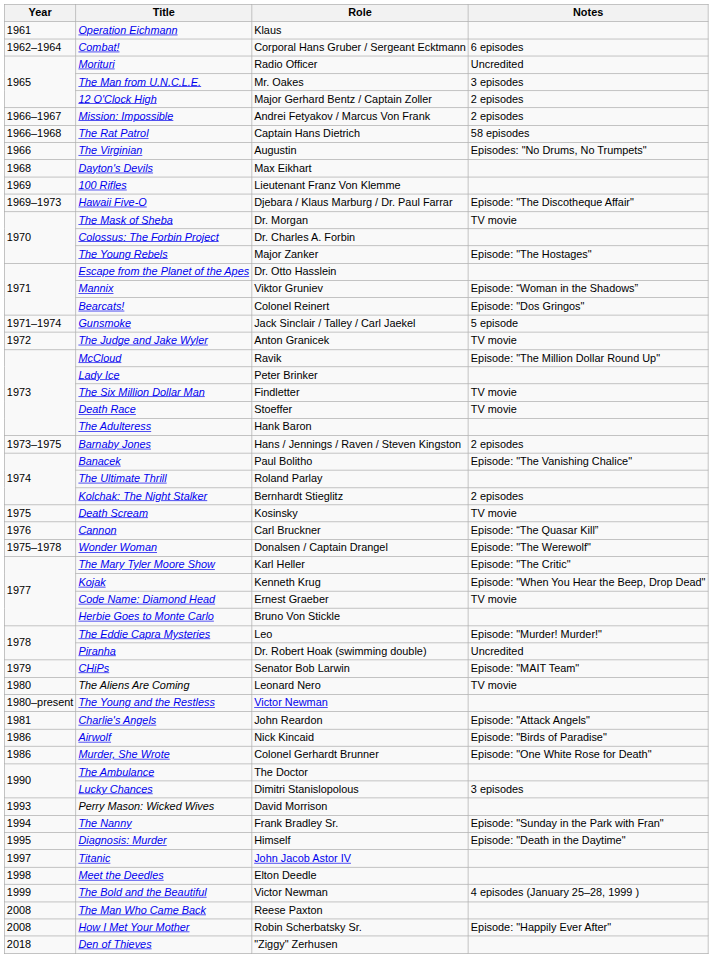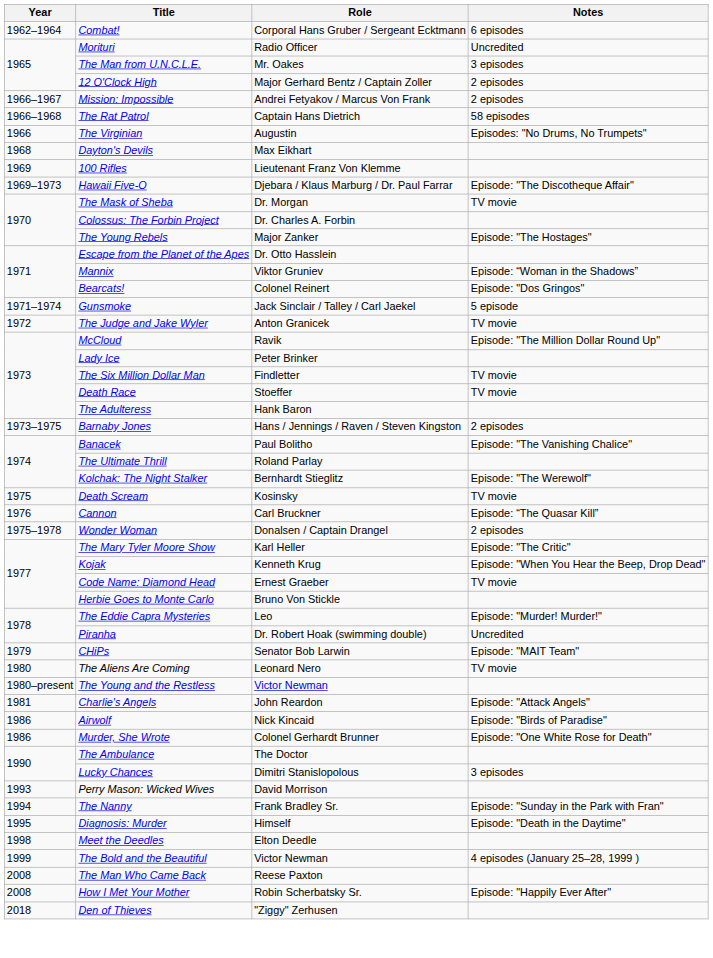- row: (128, 30)
(497, 496) 2 episodes -> (531, 479) Episode: "The Werewolf"
(531, 548) Episode: "The Werewolf" -> (497, 530) 2 episodes
- row: (94, 858)
